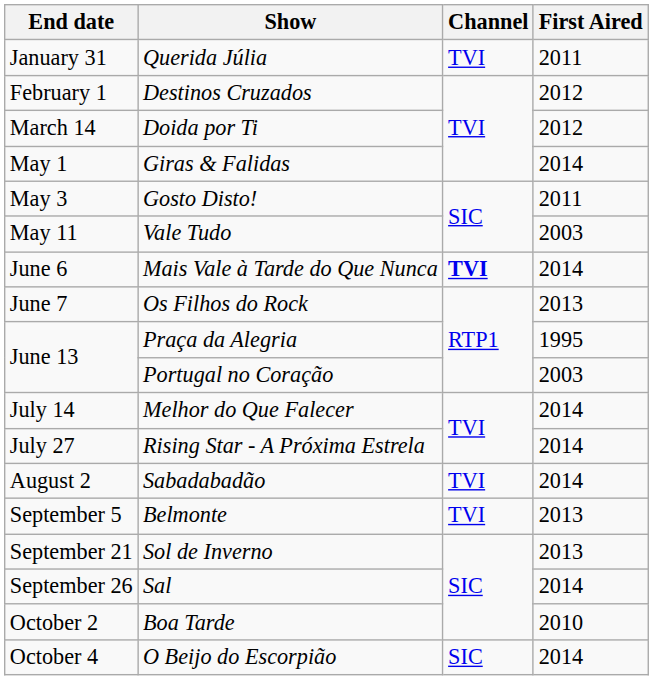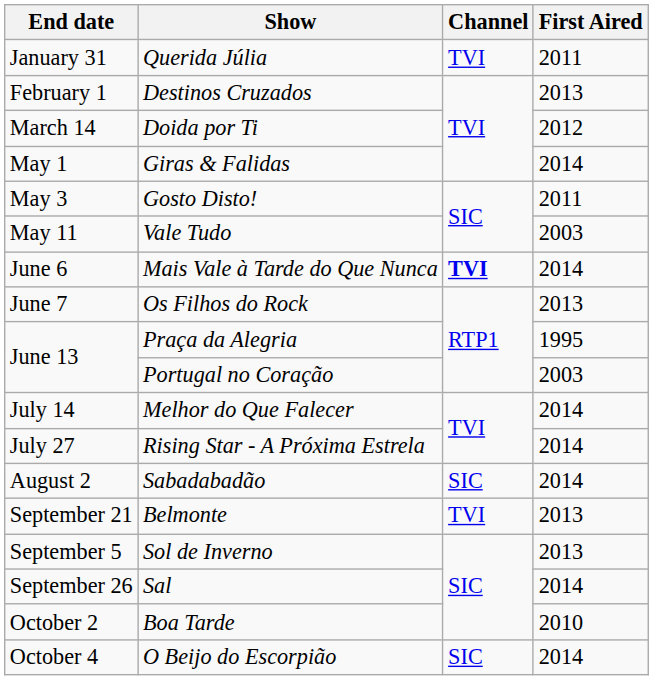(561, 92) 2012 -> (561, 92) 2013
(467, 480) TVI -> (465, 480) SIC
(66, 515) September 5 -> (71, 515) September 21
(71, 551) September 21 -> (66, 551) September 5
